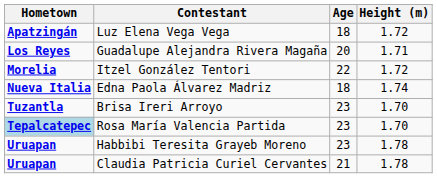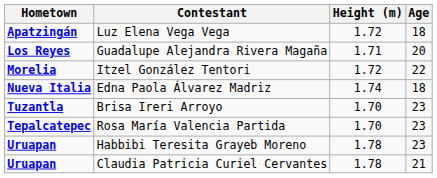columns swapped: (394, 14) <-> (343, 14)
(49, 127) lightblue background -> (49, 127) no background
